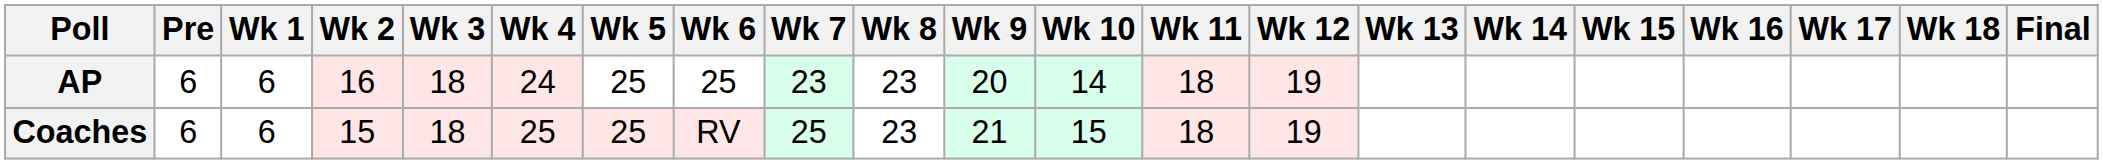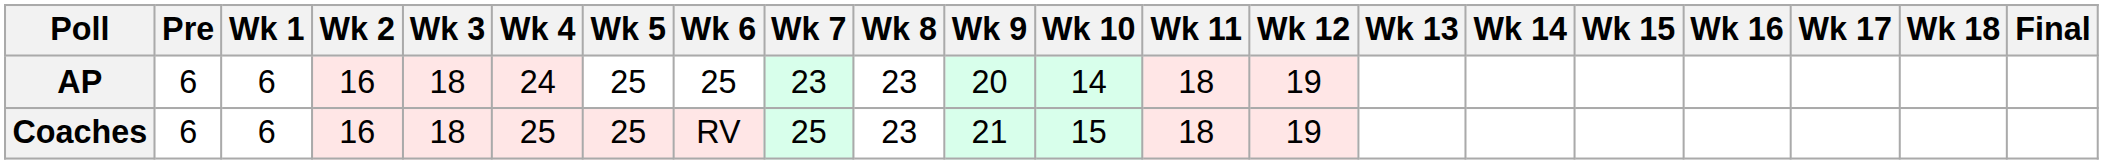(357, 132) 15 -> (357, 132) 16
